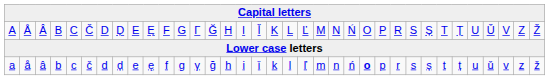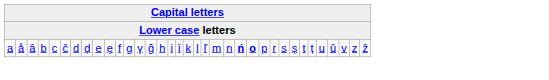- row: (12, 30)
(352, 65) normal -> (241, 48) bold
